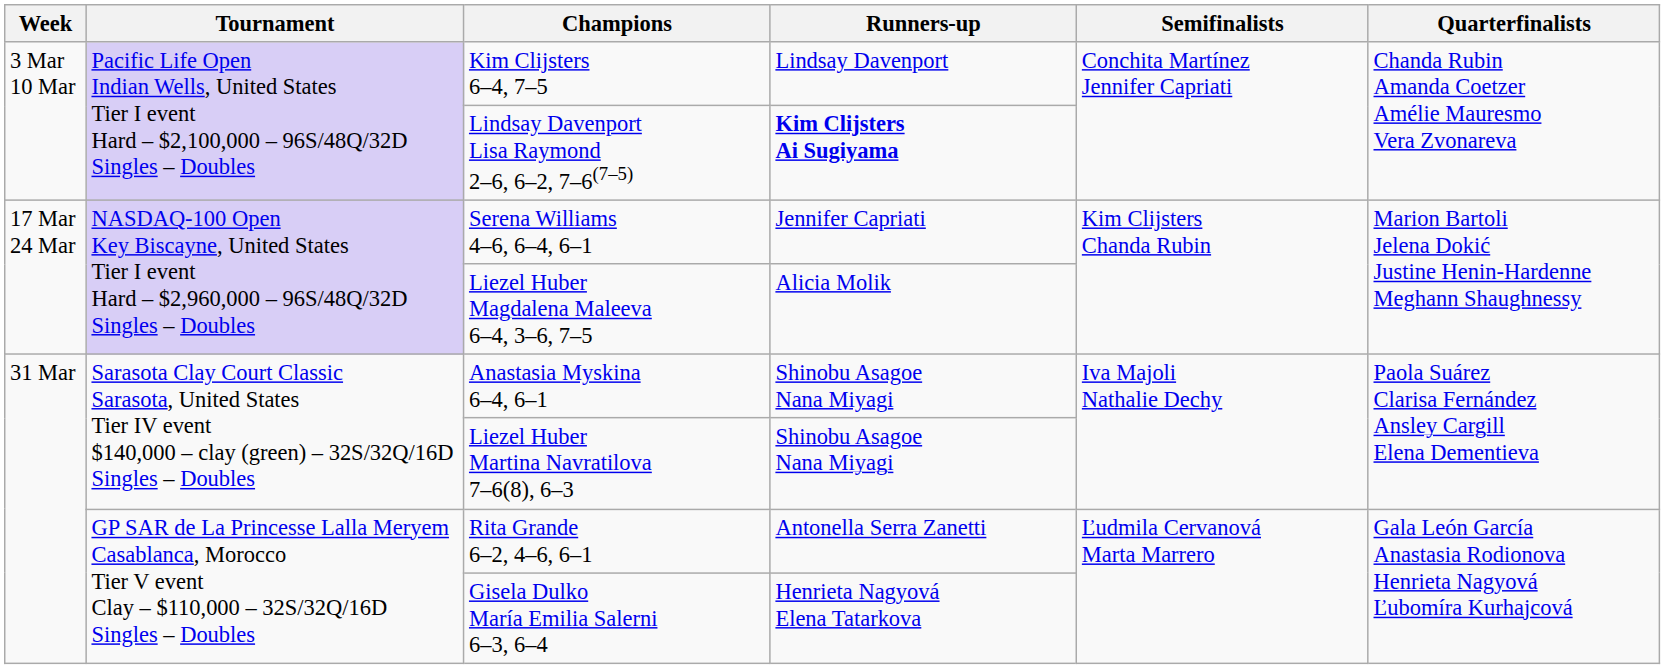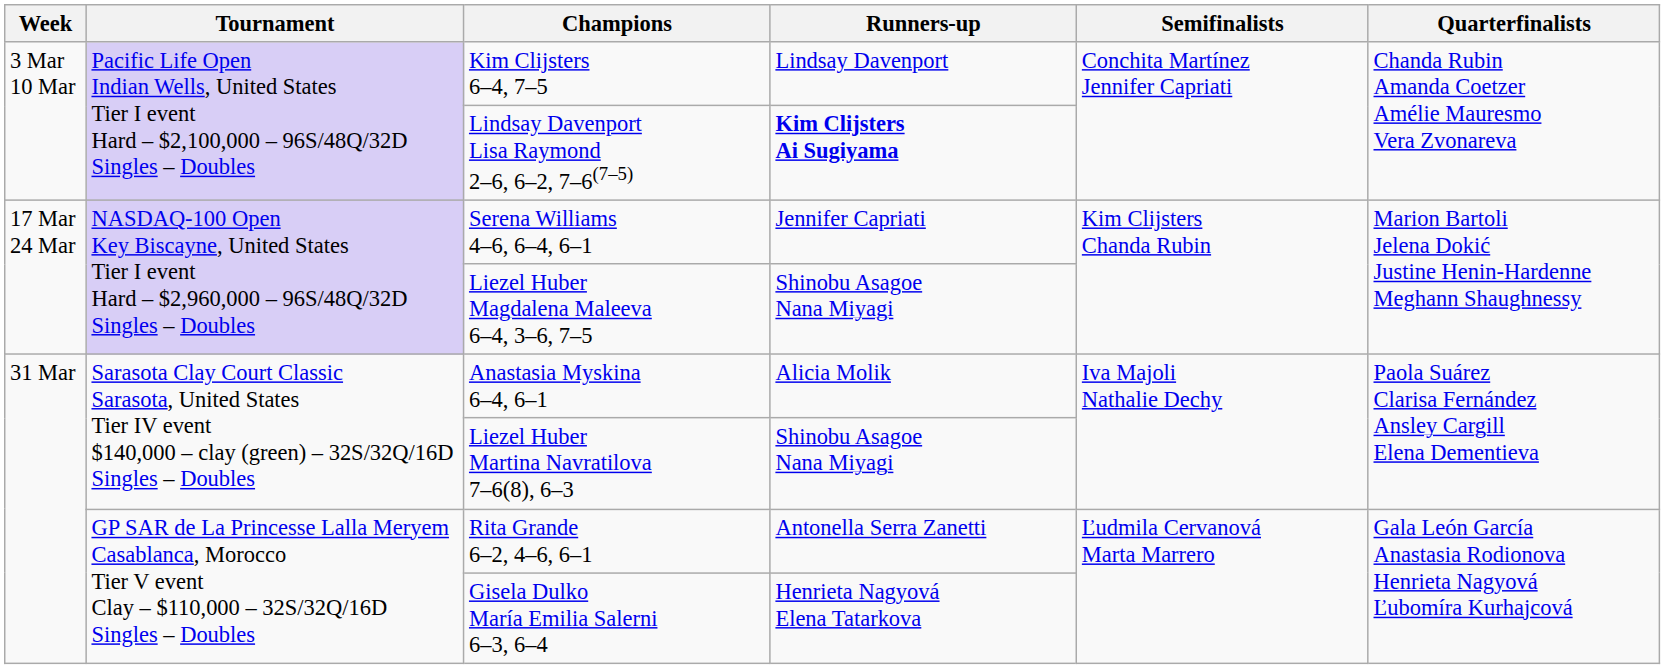(833, 282) Alicia Molik -> (849, 296) Shinobu Asagoe Nana Miyagi
(849, 386) Shinobu Asagoe Nana Miyagi -> (833, 373) Alicia Molik
